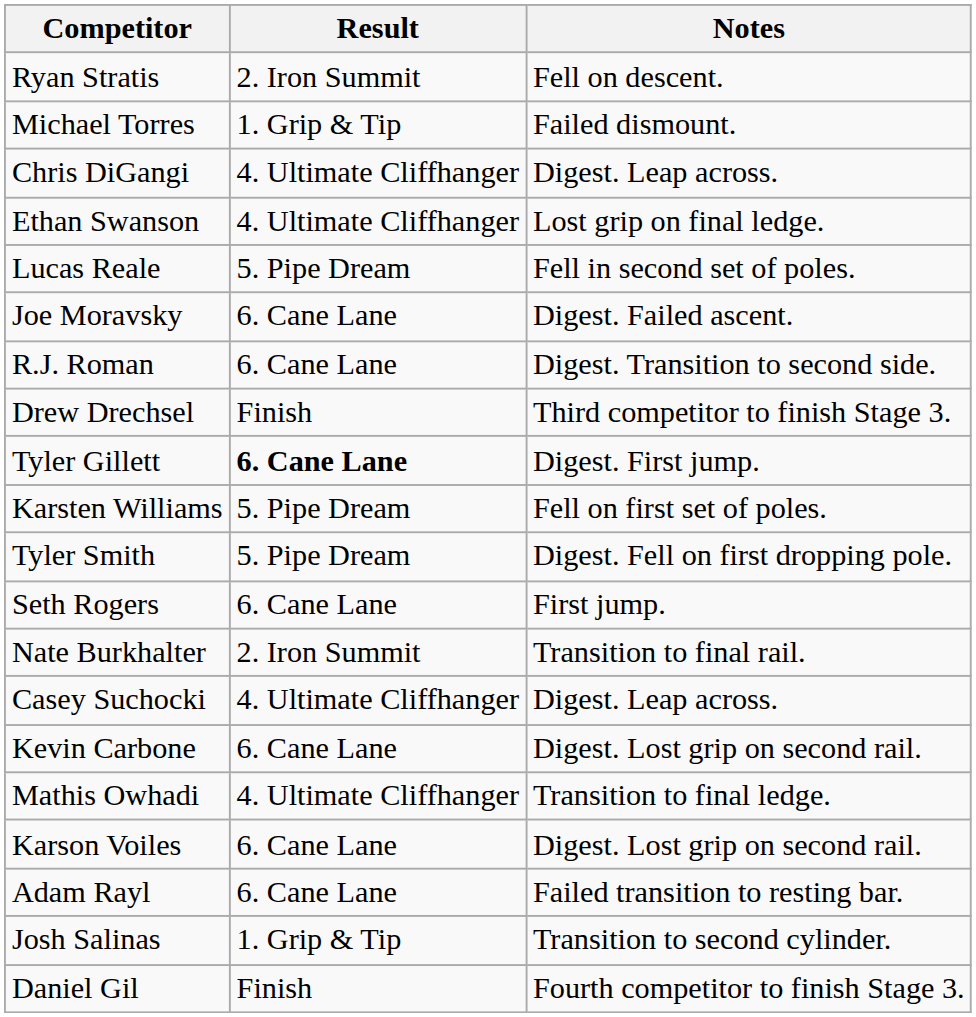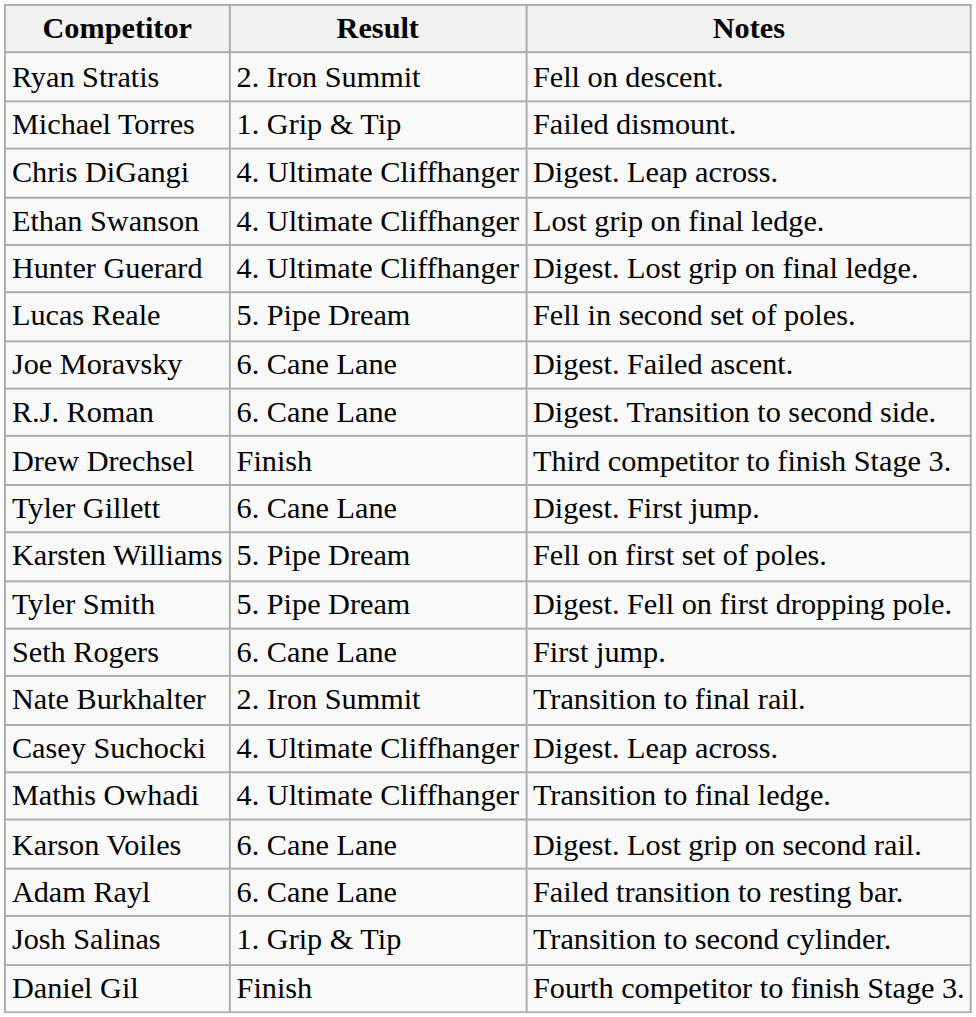+ row: (107, 268)
(322, 460) bold -> (317, 508) normal
- row: (104, 747)
